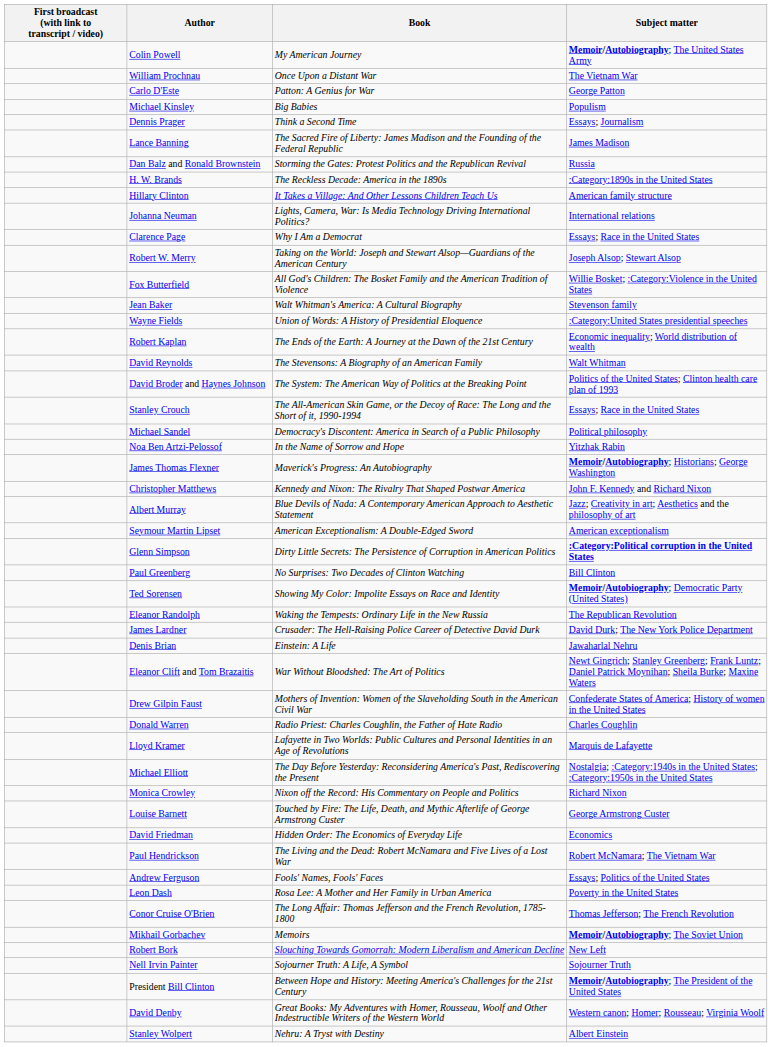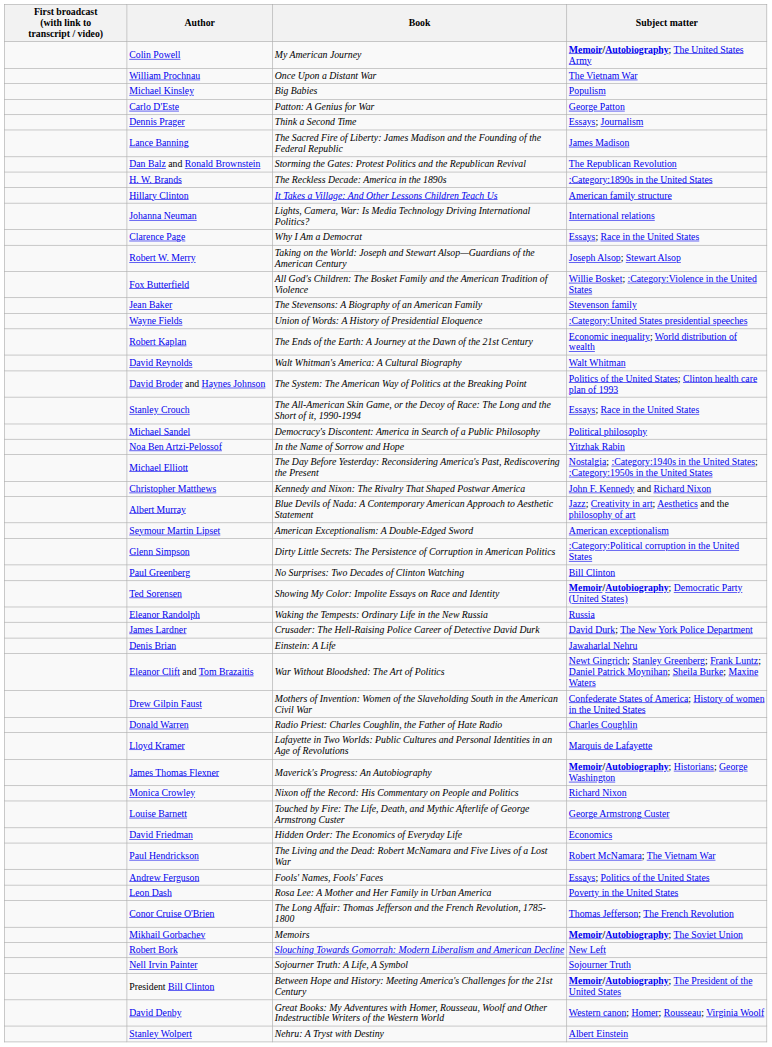rows swapped: (162, 107) <-> (154, 91)
(582, 164) Russia -> (623, 164) The Republican Revolution
(368, 305) Walt Whitman's America: A Cultural Biography -> (378, 305) The Stevensons: A Biography of an American Family
(378, 363) The Stevensons: A Biography of an American Family -> (368, 363) Walt Whitman's America: A Cultural Biography
rows swapped: (174, 468) <-> (159, 772)
(660, 551) bold -> (654, 551) normal
(623, 614) The Republican Revolution -> (582, 614) Russia
